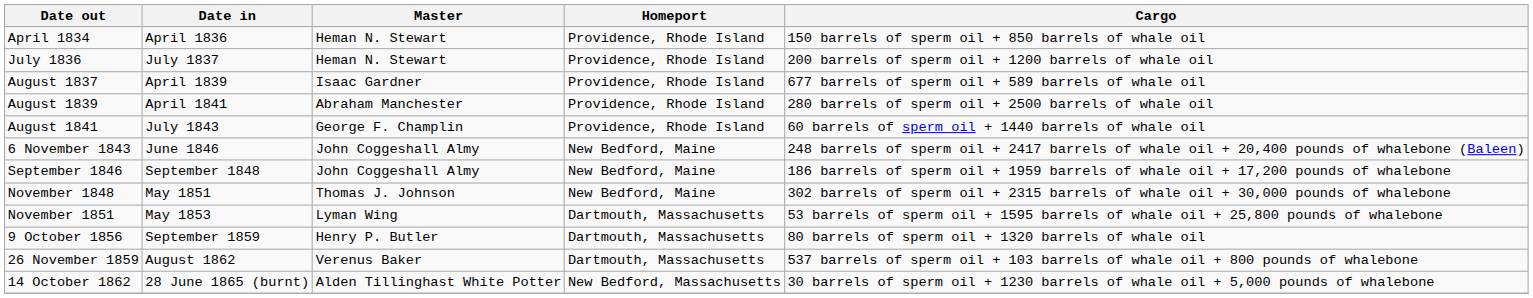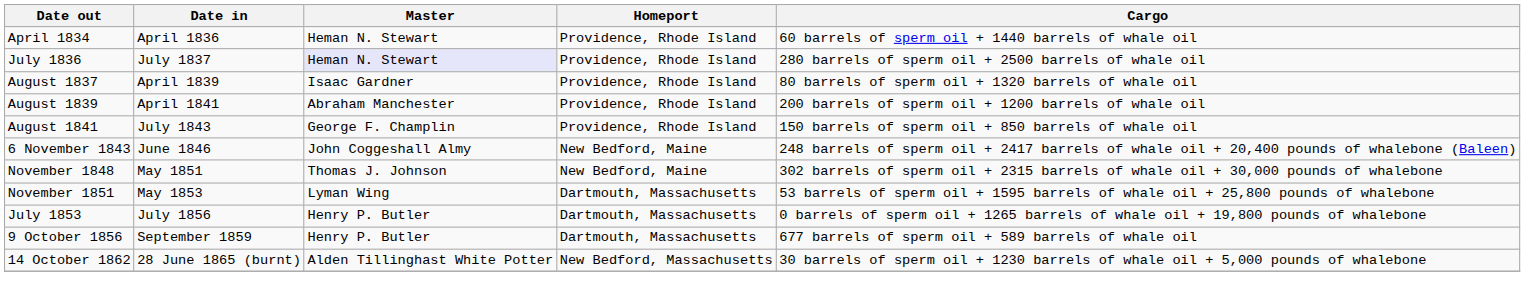(996, 38) 150 barrels of sperm oil + 850 barrels of whale oil -> (988, 38) 60 barrels of sperm oil + 1440 barrels of whale oil
(381, 60) no background -> (373, 60) lavender background
(1000, 60) 200 barrels of sperm oil + 1200 barrels of whale oil -> (992, 60) 280 barrels of sperm oil + 2500 barrels of whale oil
(996, 82) 677 barrels of sperm oil + 589 barrels of whale oil -> (988, 82) 80 barrels of sperm oil + 1320 barrels of whale oil
(1000, 105) 280 barrels of sperm oil + 2500 barrels of whale oil -> (992, 105) 200 barrels of sperm oil + 1200 barrels of whale oil
(996, 127) 60 barrels of sperm oil + 1440 barrels of whale oil -> (988, 127) 150 barrels of sperm oil + 850 barrels of whale oil
- row: (65, 171)
+ row: (45, 216)
(996, 238) 80 barrels of sperm oil + 1320 barrels of whale oil -> (988, 238) 677 barrels of sperm oil + 589 barrels of whale oil
- row: (73, 260)
